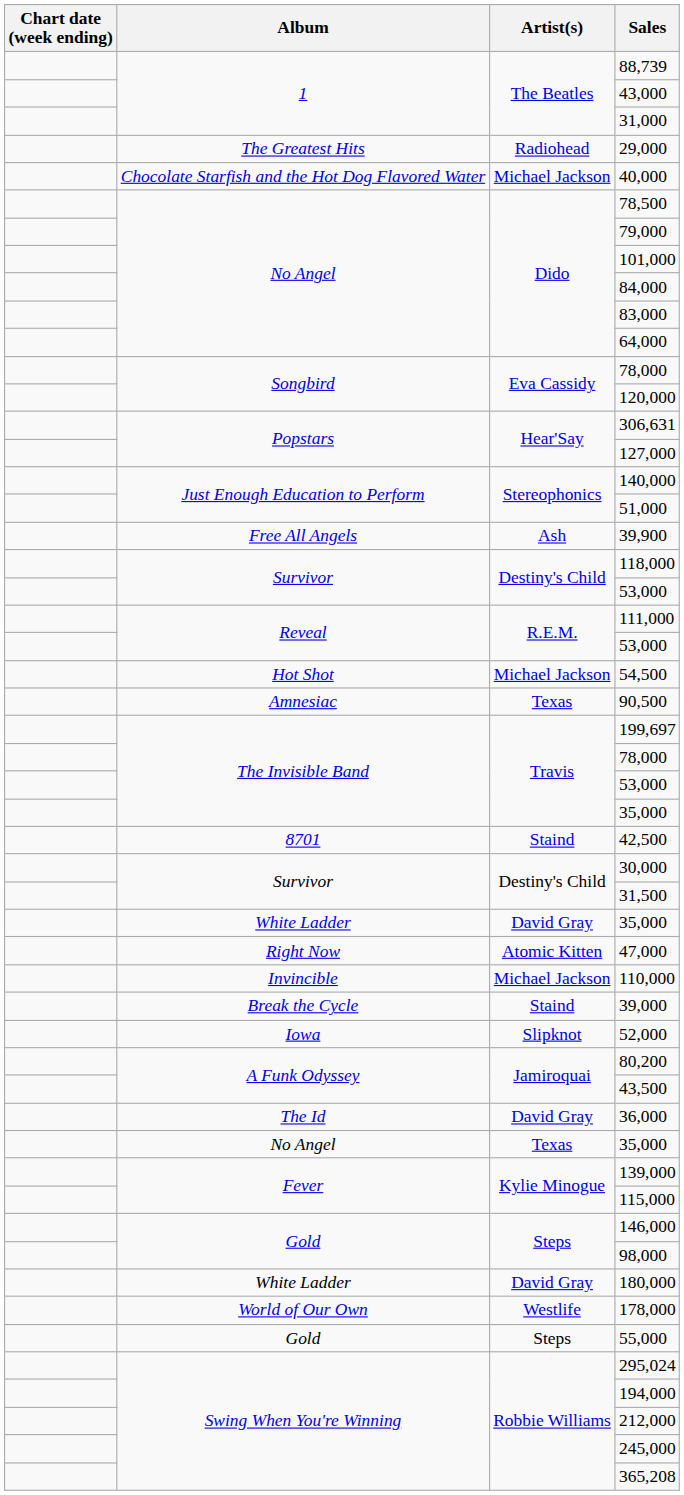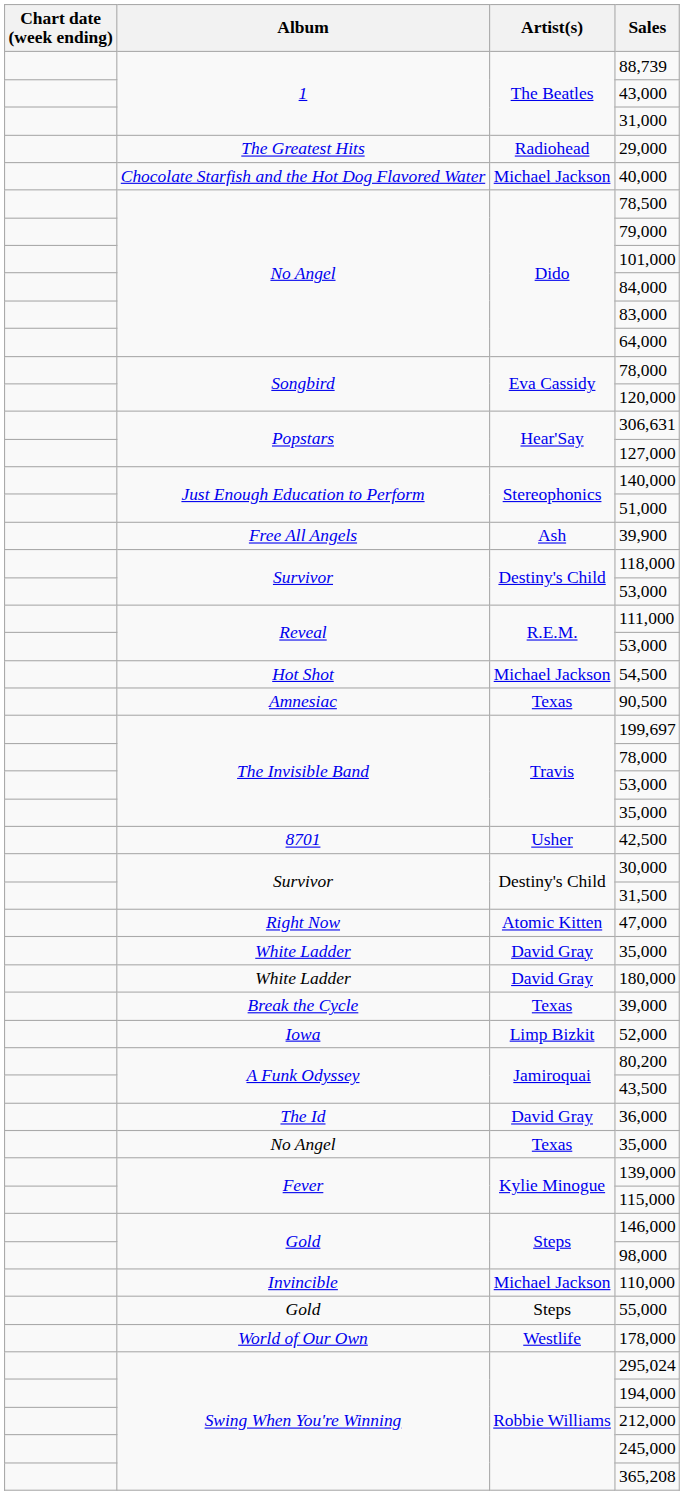(552, 840) Staind -> (552, 840) Usher
rows swapped: (303, 923) <-> (303, 950)
rows swapped: (303, 1282) <-> (303, 978)
(552, 1006) Staind -> (552, 1006) Texas
(552, 1033) Slipknot -> (552, 1033) Limp Bizkit
rows swapped: (303, 1337) <-> (303, 1310)
